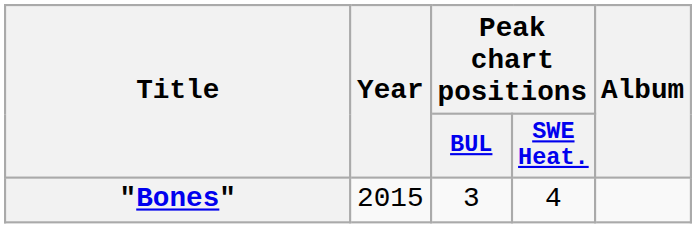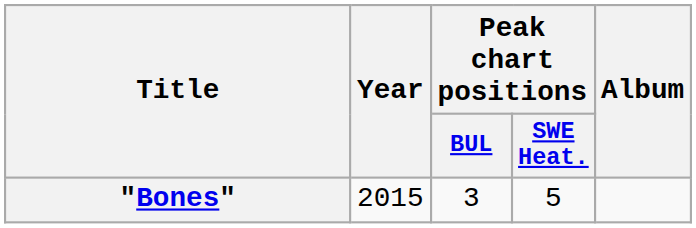(553, 199) 4 -> (553, 199) 5
